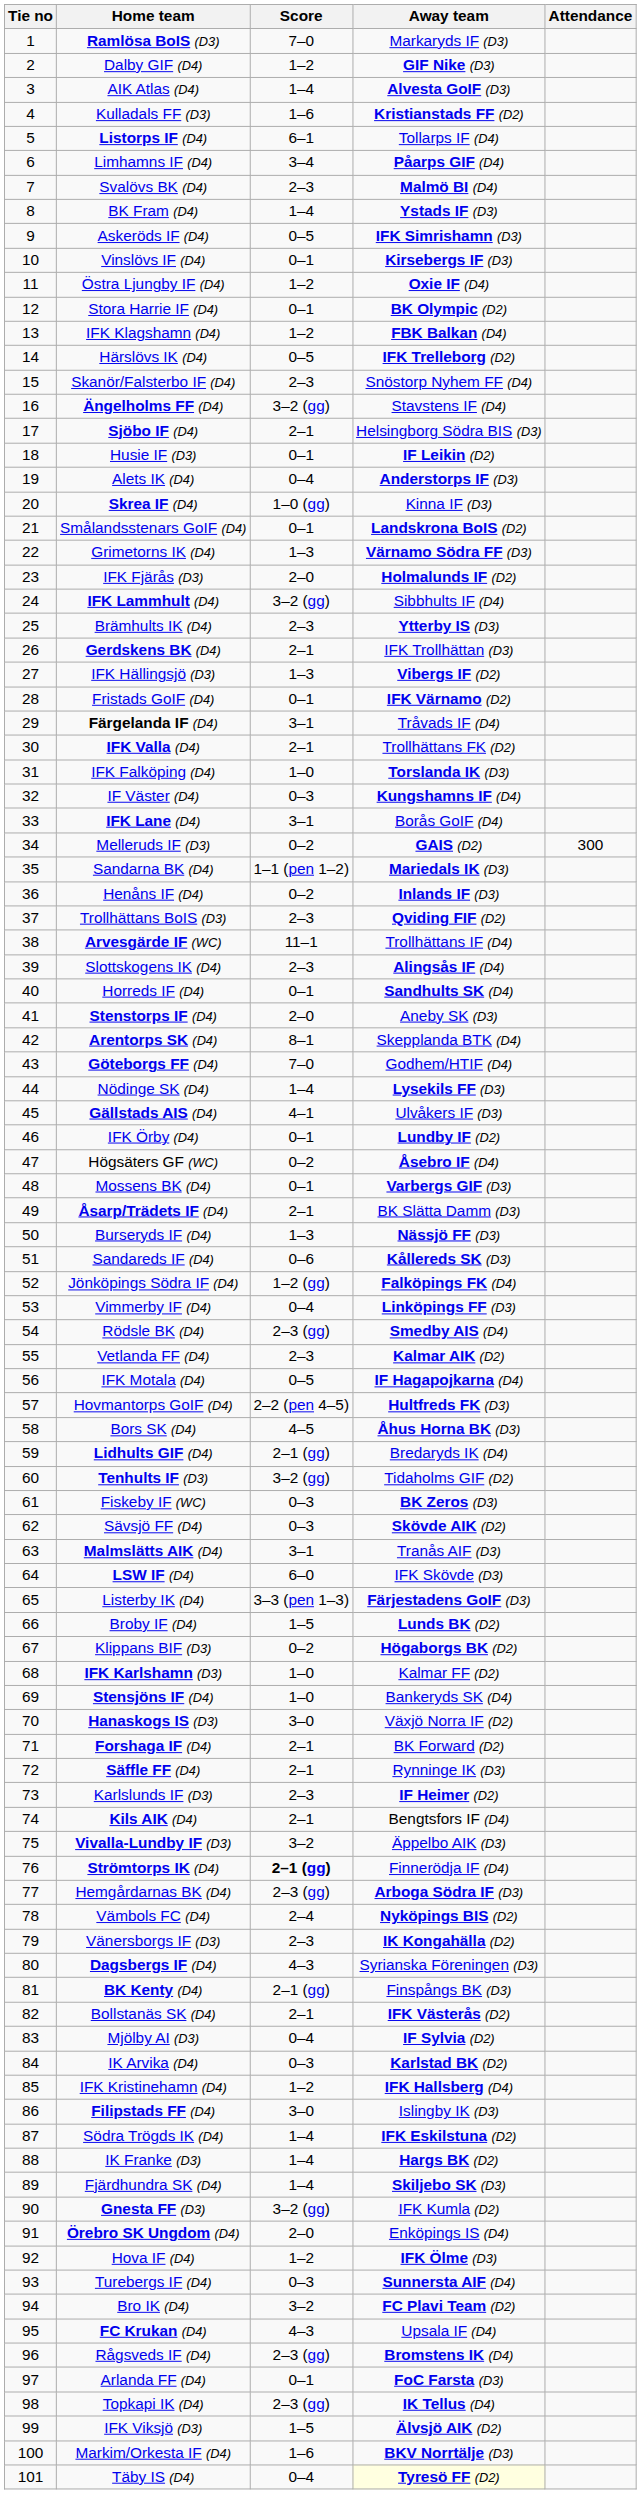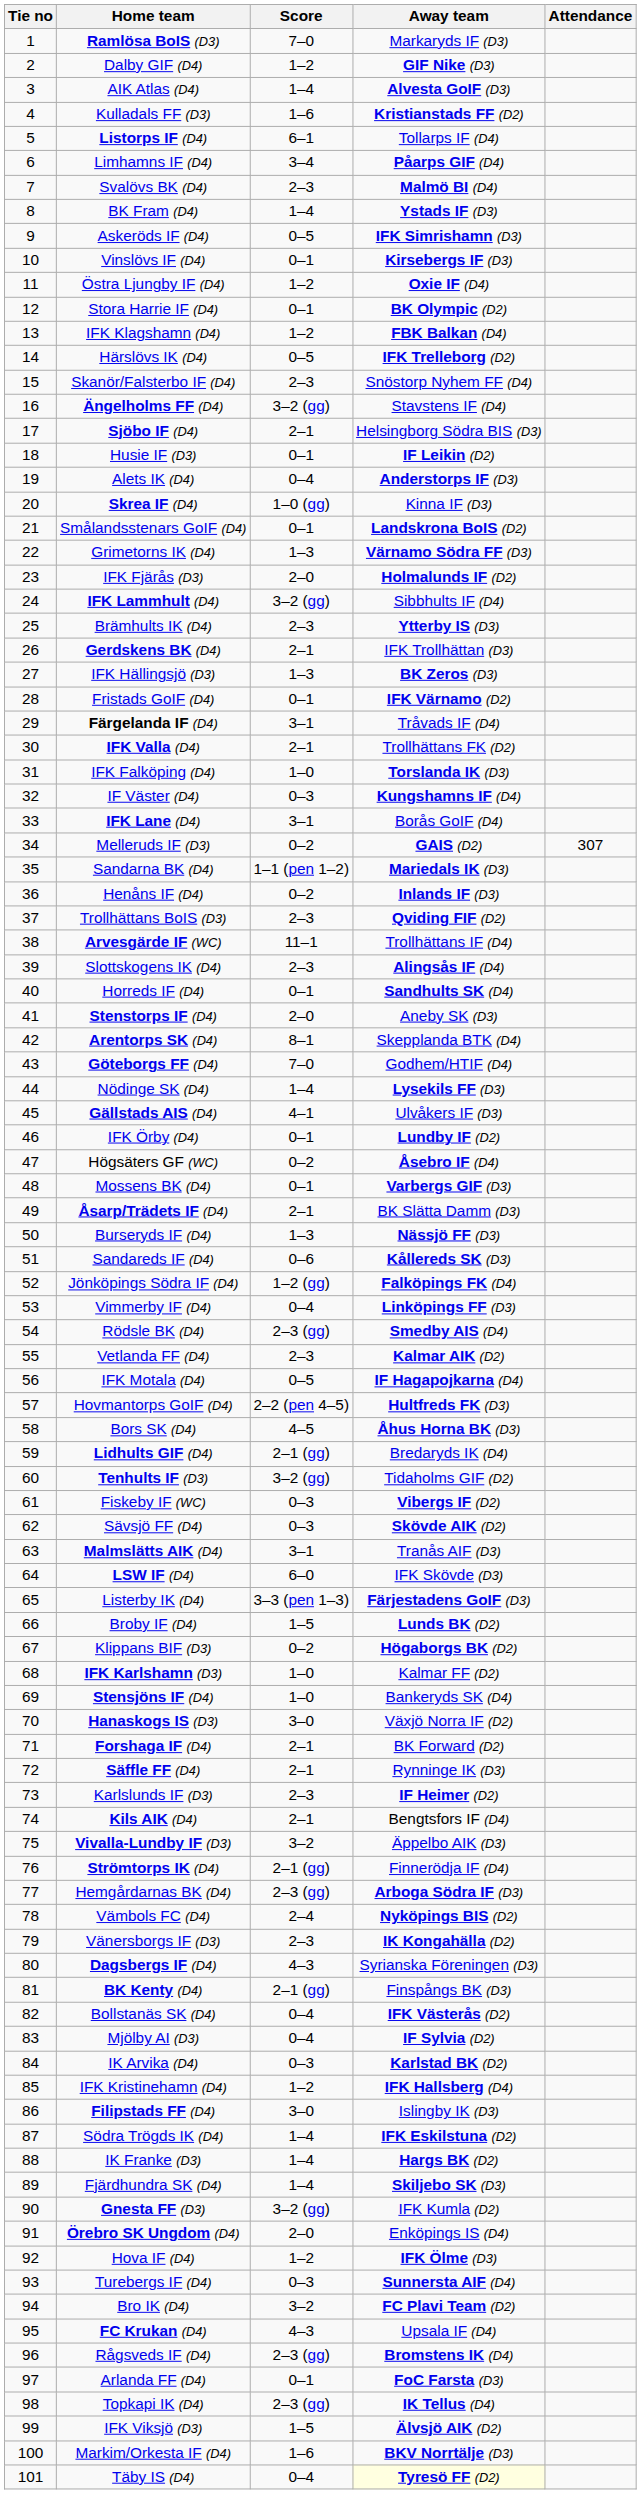(449, 674) Vibergs IF (D2) -> (449, 674) BK Zeros (D3)
(590, 844) 300 -> (590, 844) 307
(449, 1502) BK Zeros (D3) -> (449, 1502) Vibergs IF (D2)
(301, 1868) bold -> (301, 1868) normal
(301, 2014) 2–1 -> (301, 2014) 0–4
